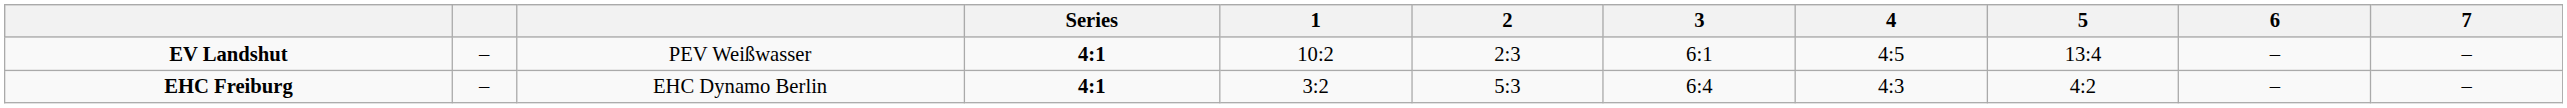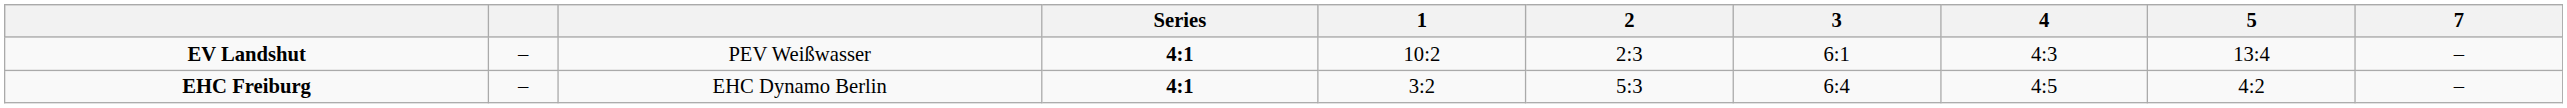- column: (2275, 20)
(1891, 53) 4:5 -> (2044, 53) 4:3
(1891, 86) 4:3 -> (2044, 86) 4:5
